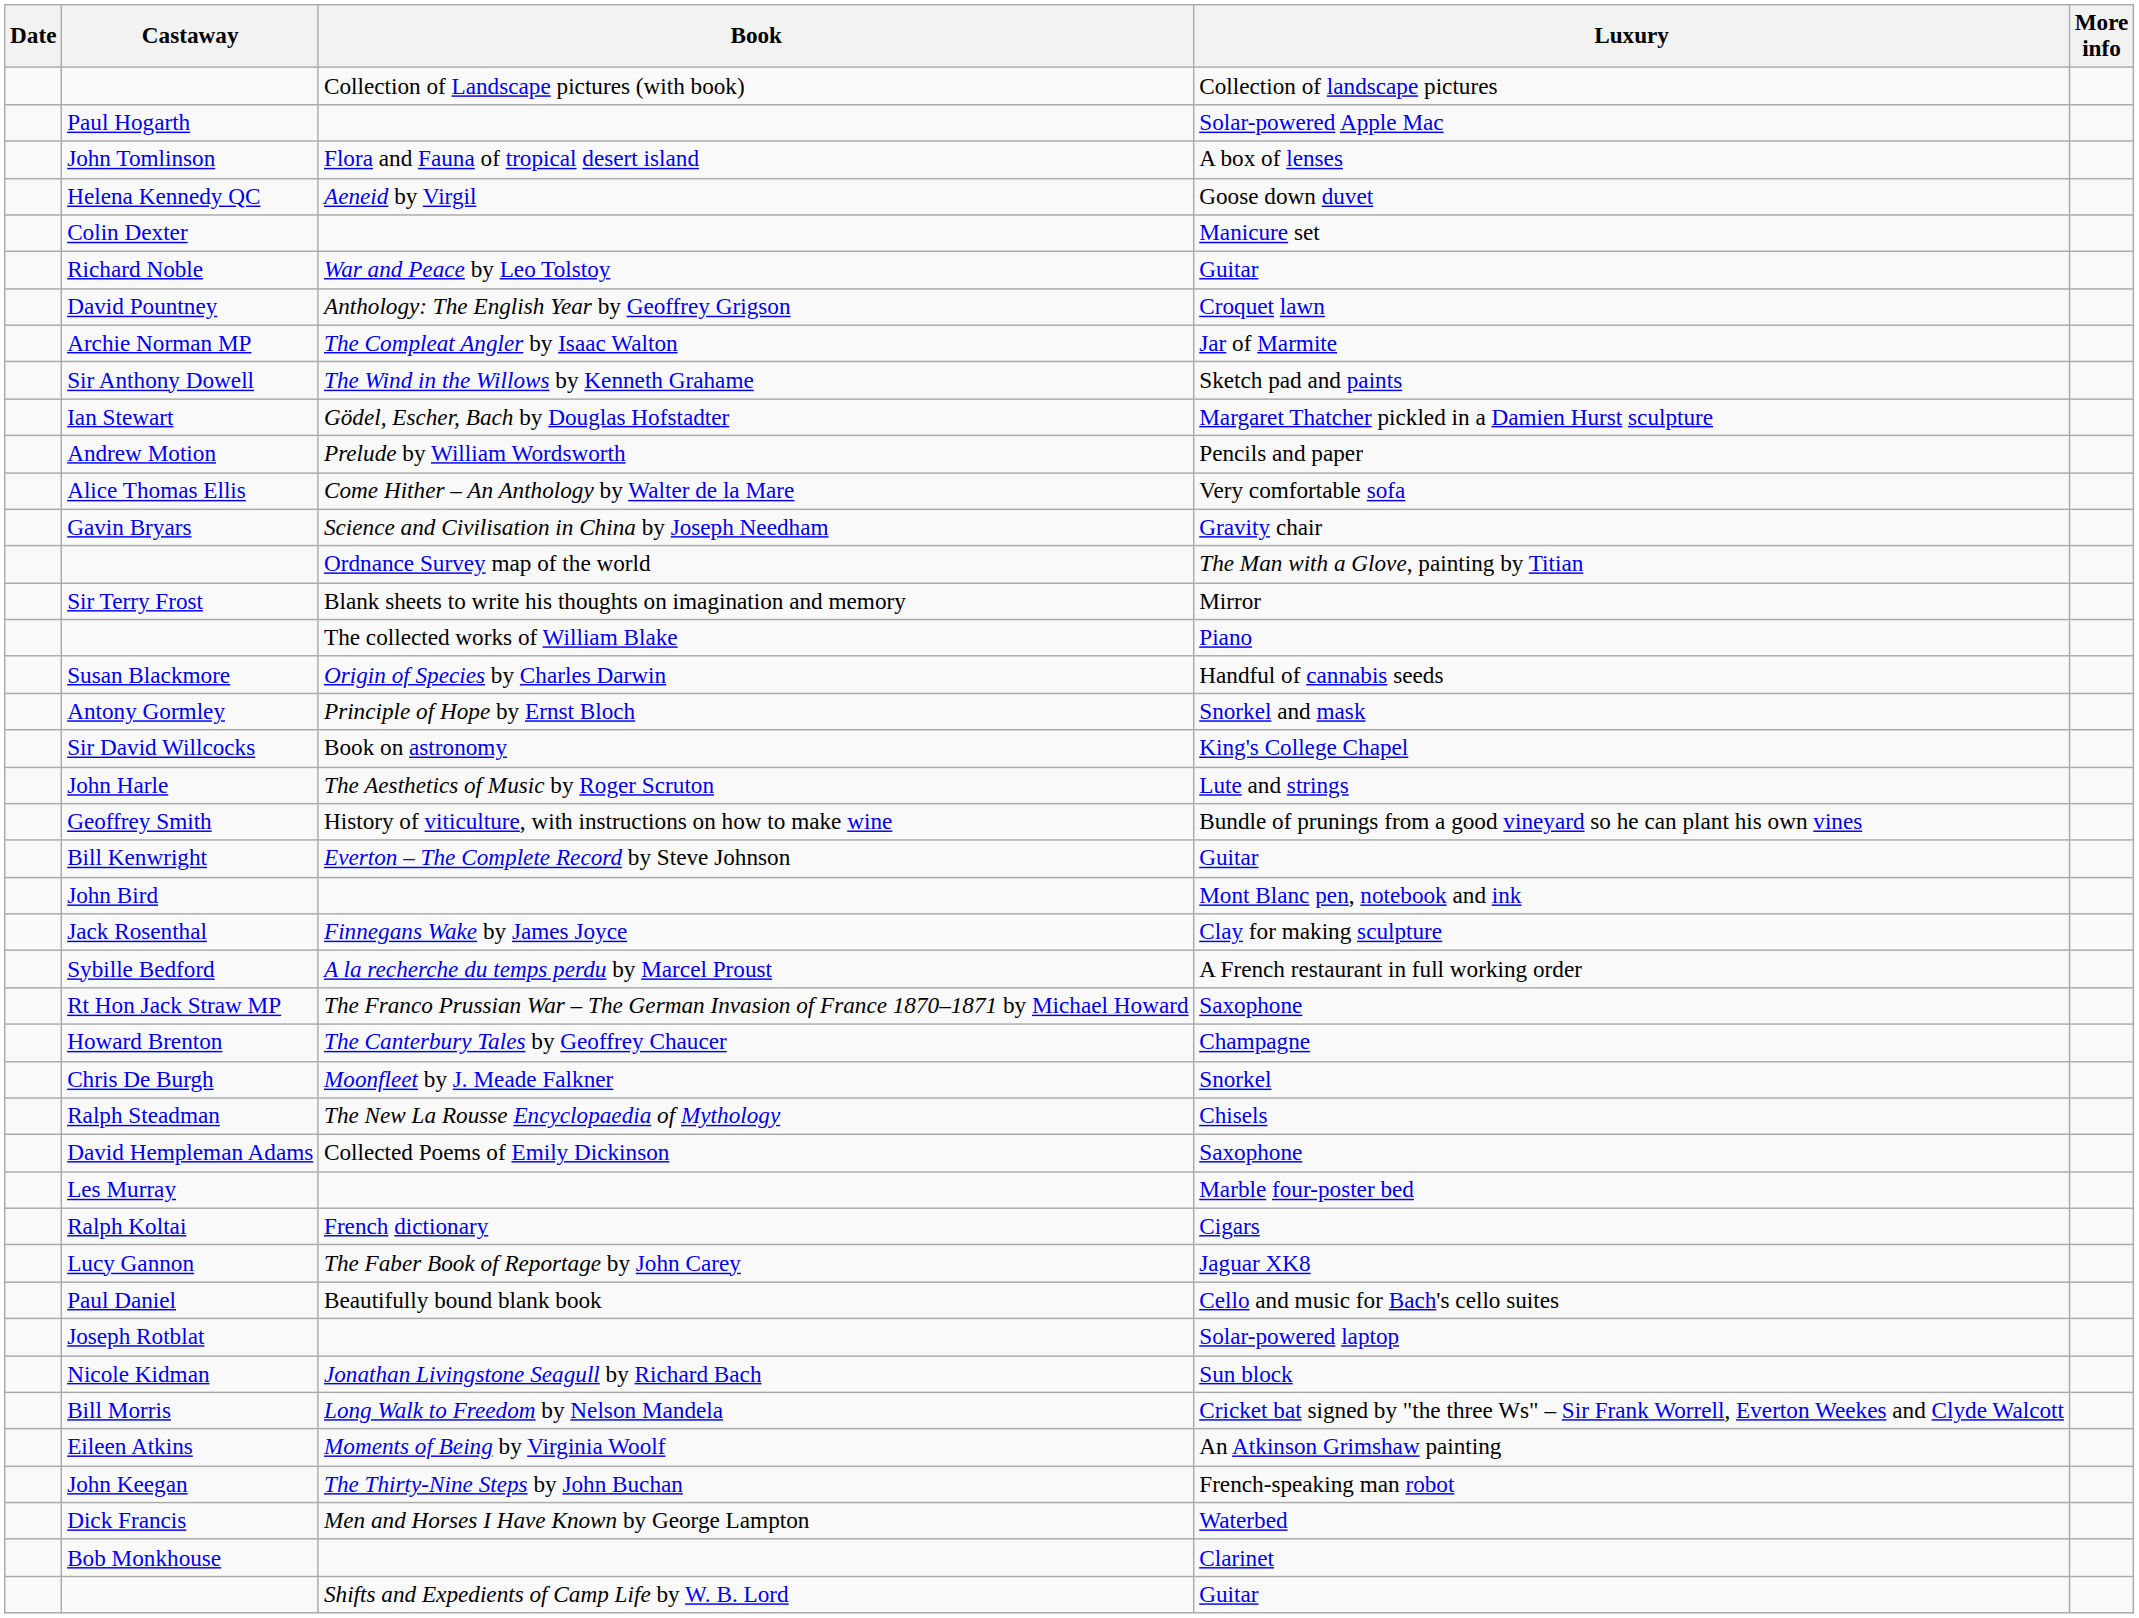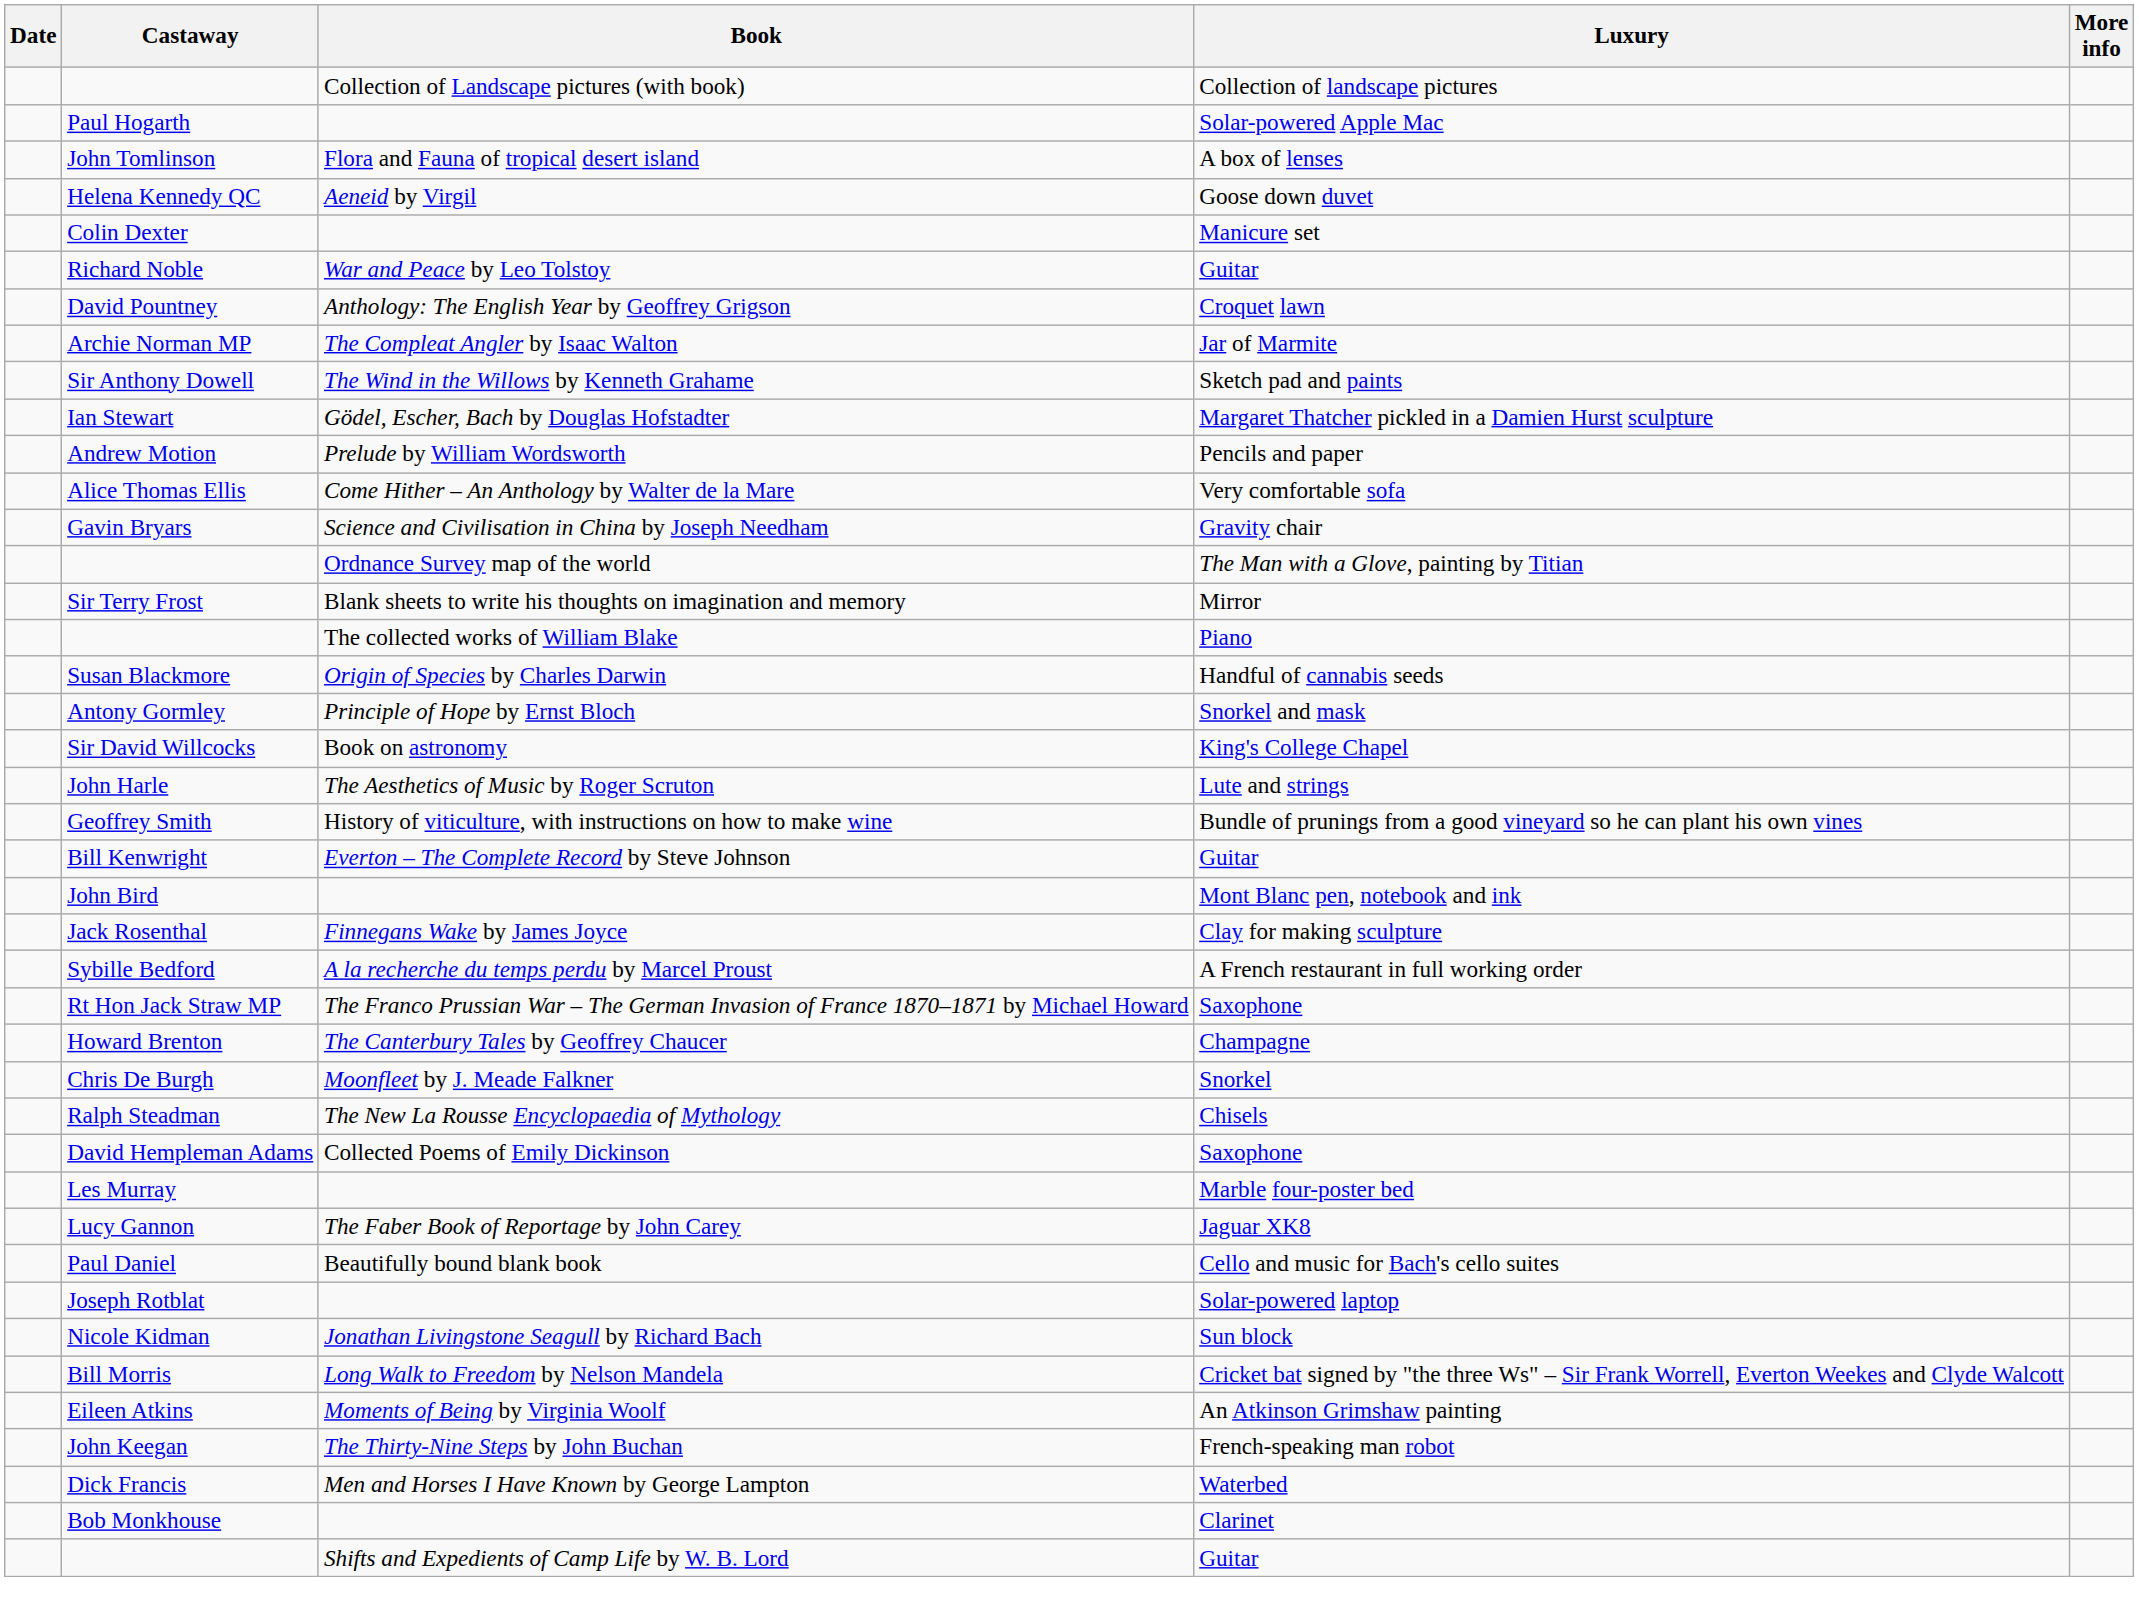- row: (127, 1226)
